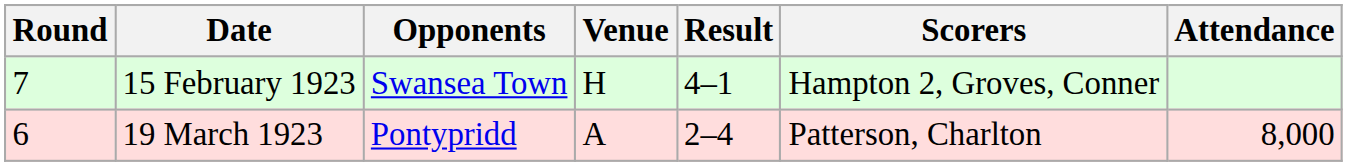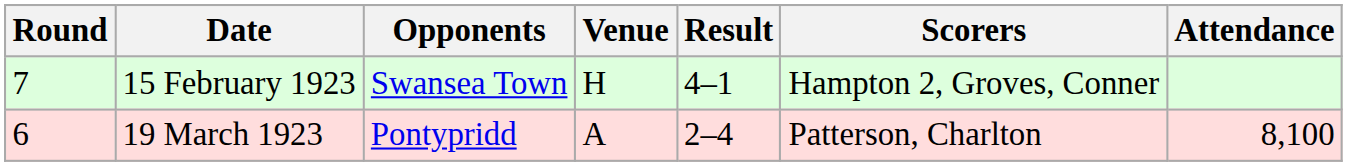(1298, 134) 8,000 -> (1298, 134) 8,100
